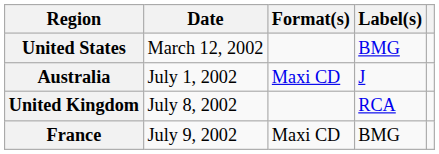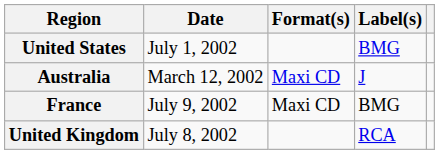(205, 47) March 12, 2002 -> (192, 47) July 1, 2002
(192, 76) July 1, 2002 -> (205, 76) March 12, 2002
rows swapped: (74, 105) <-> (74, 134)
